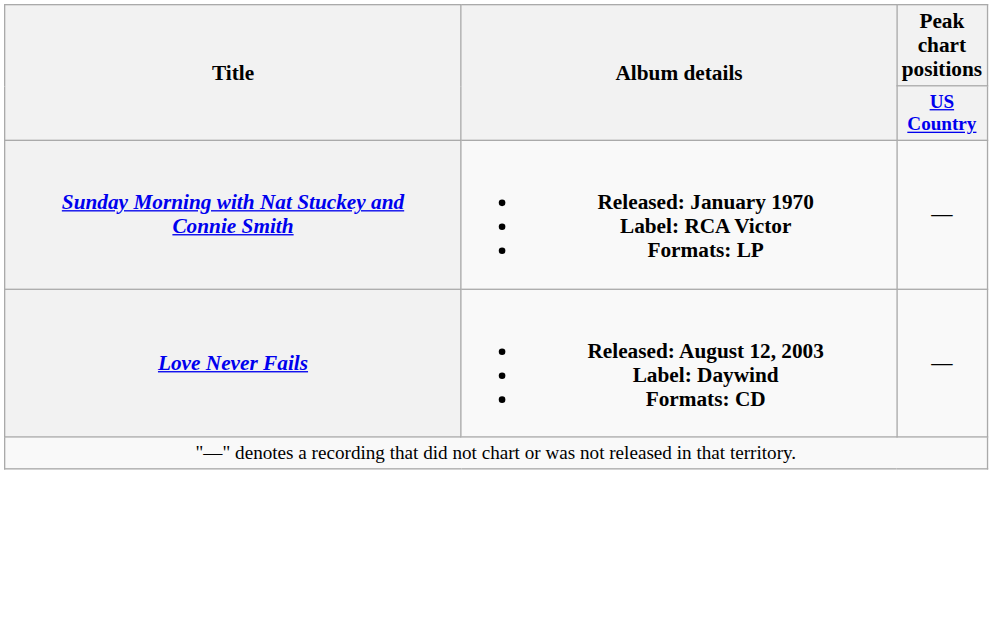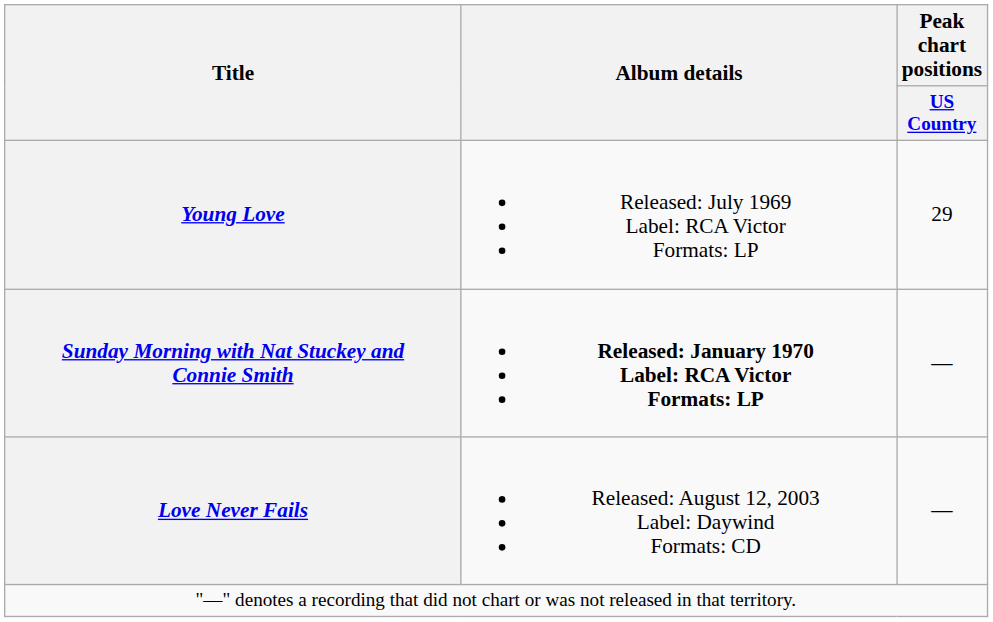+ row: (233, 214)
(679, 375) bold -> (679, 523) normal
